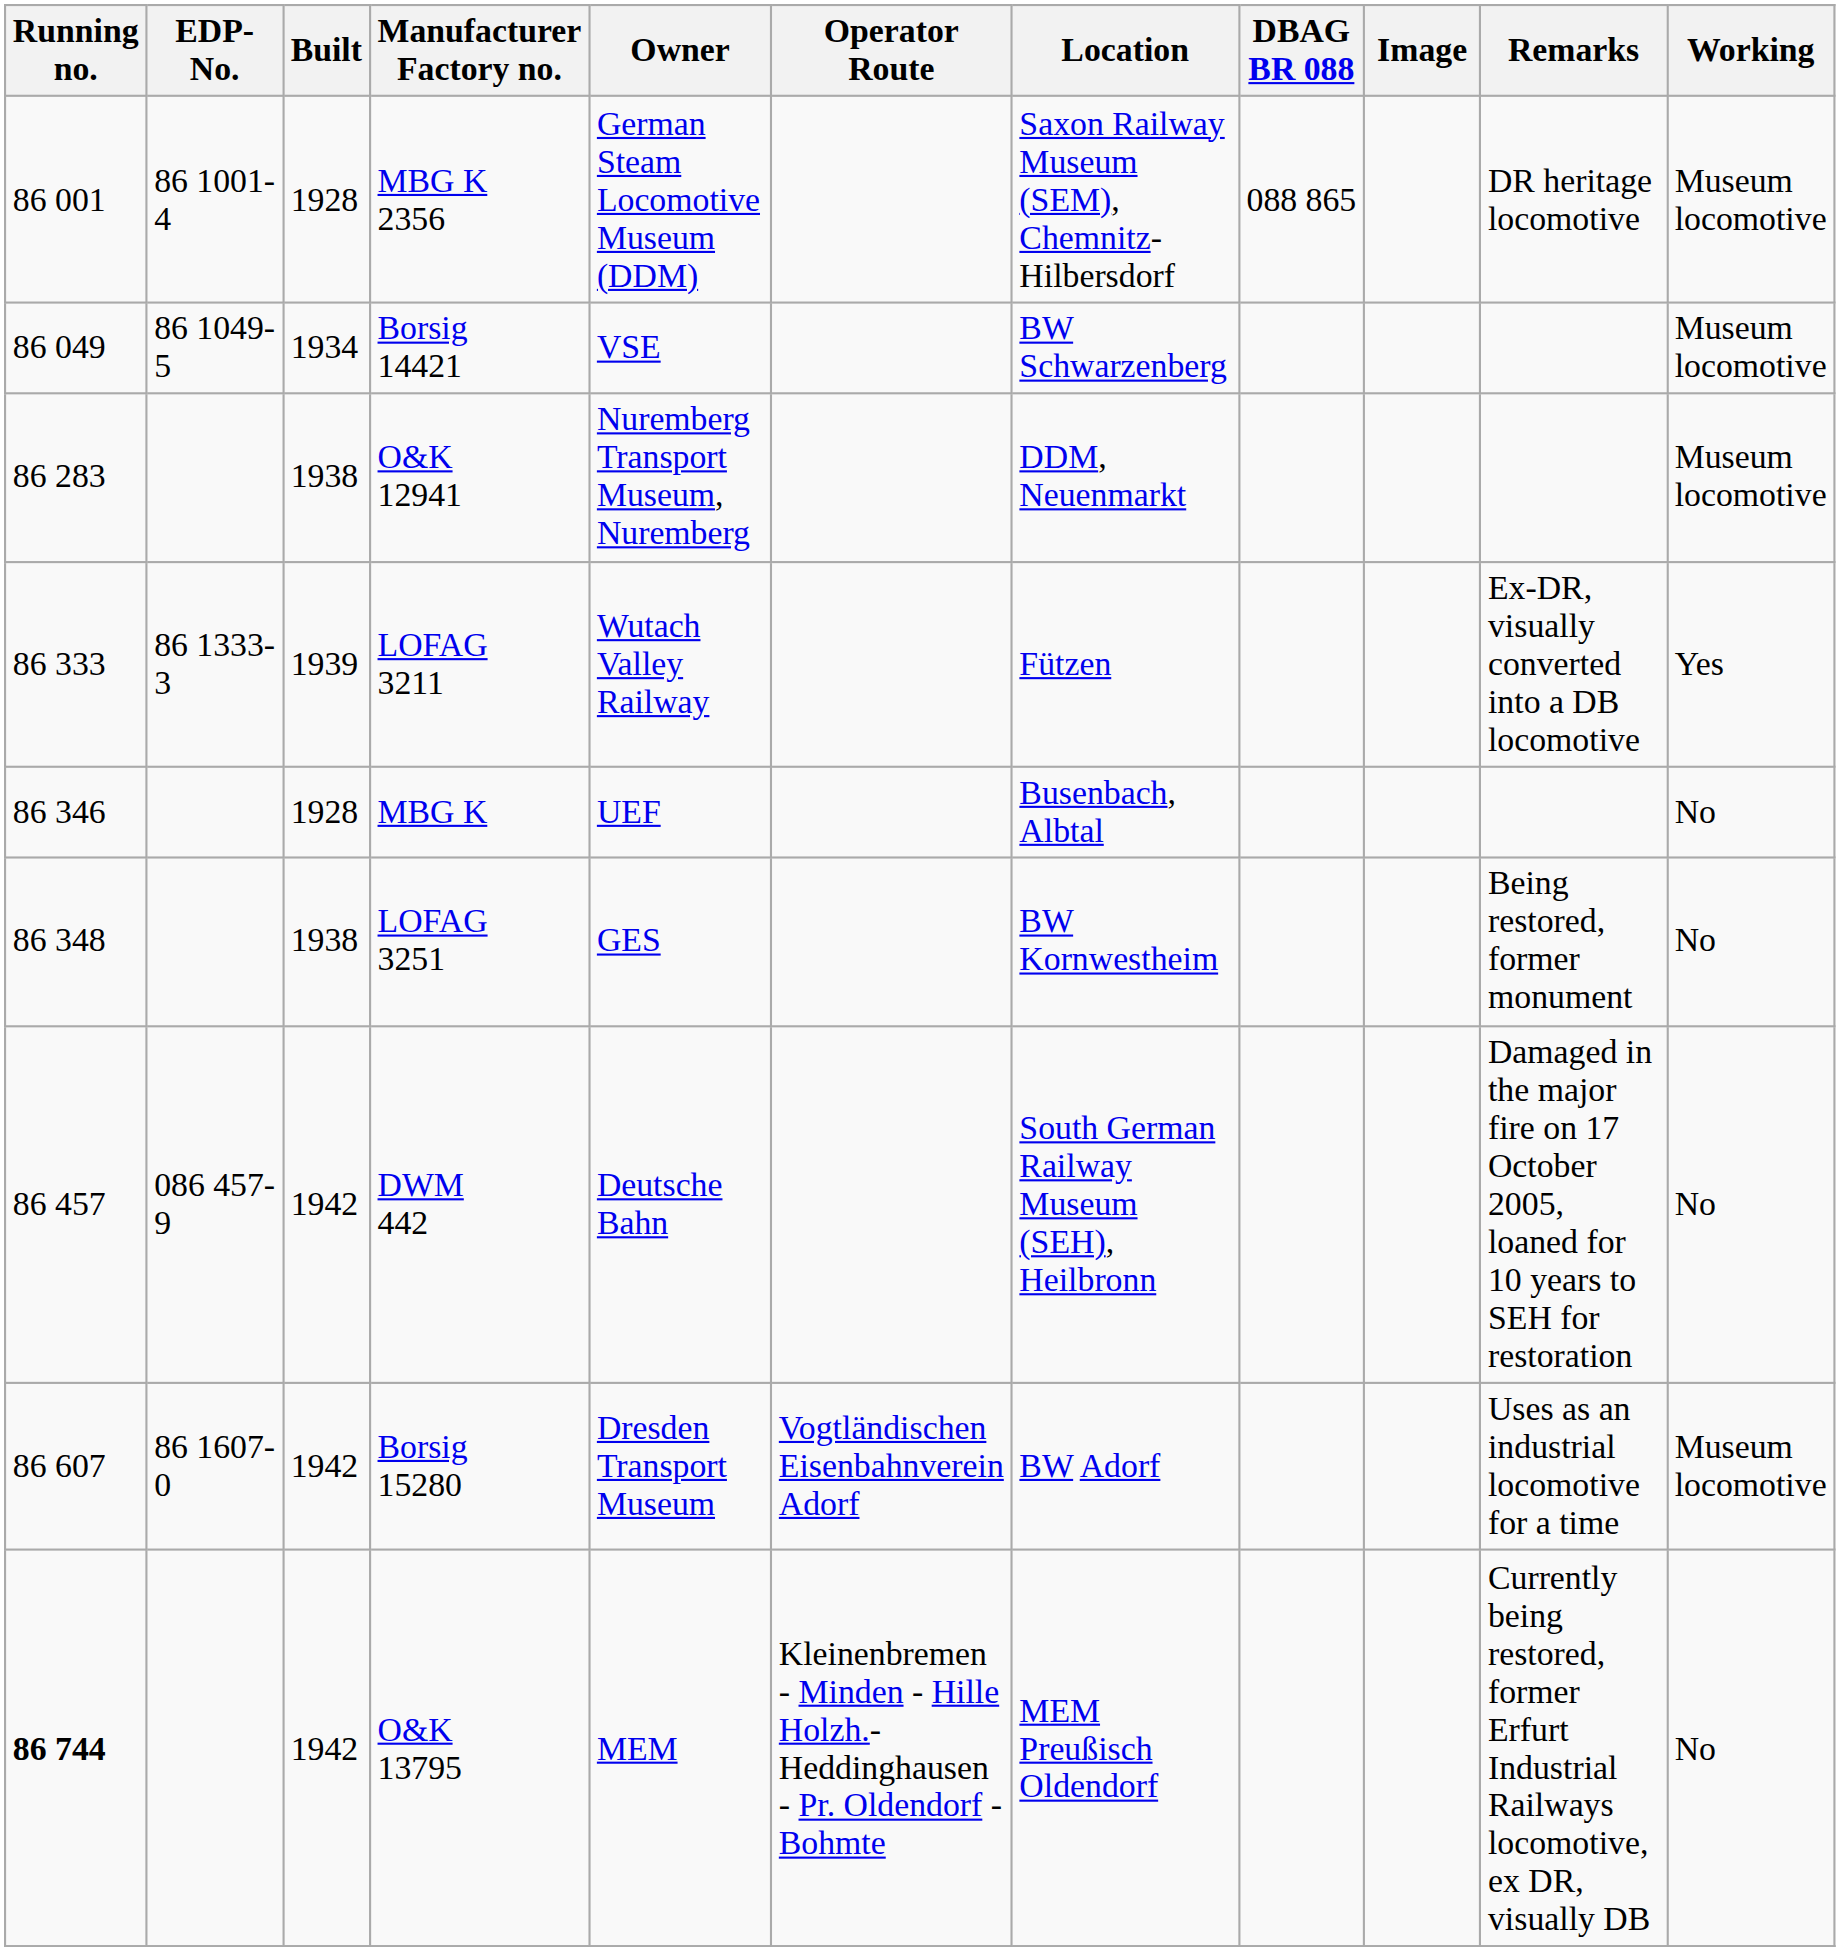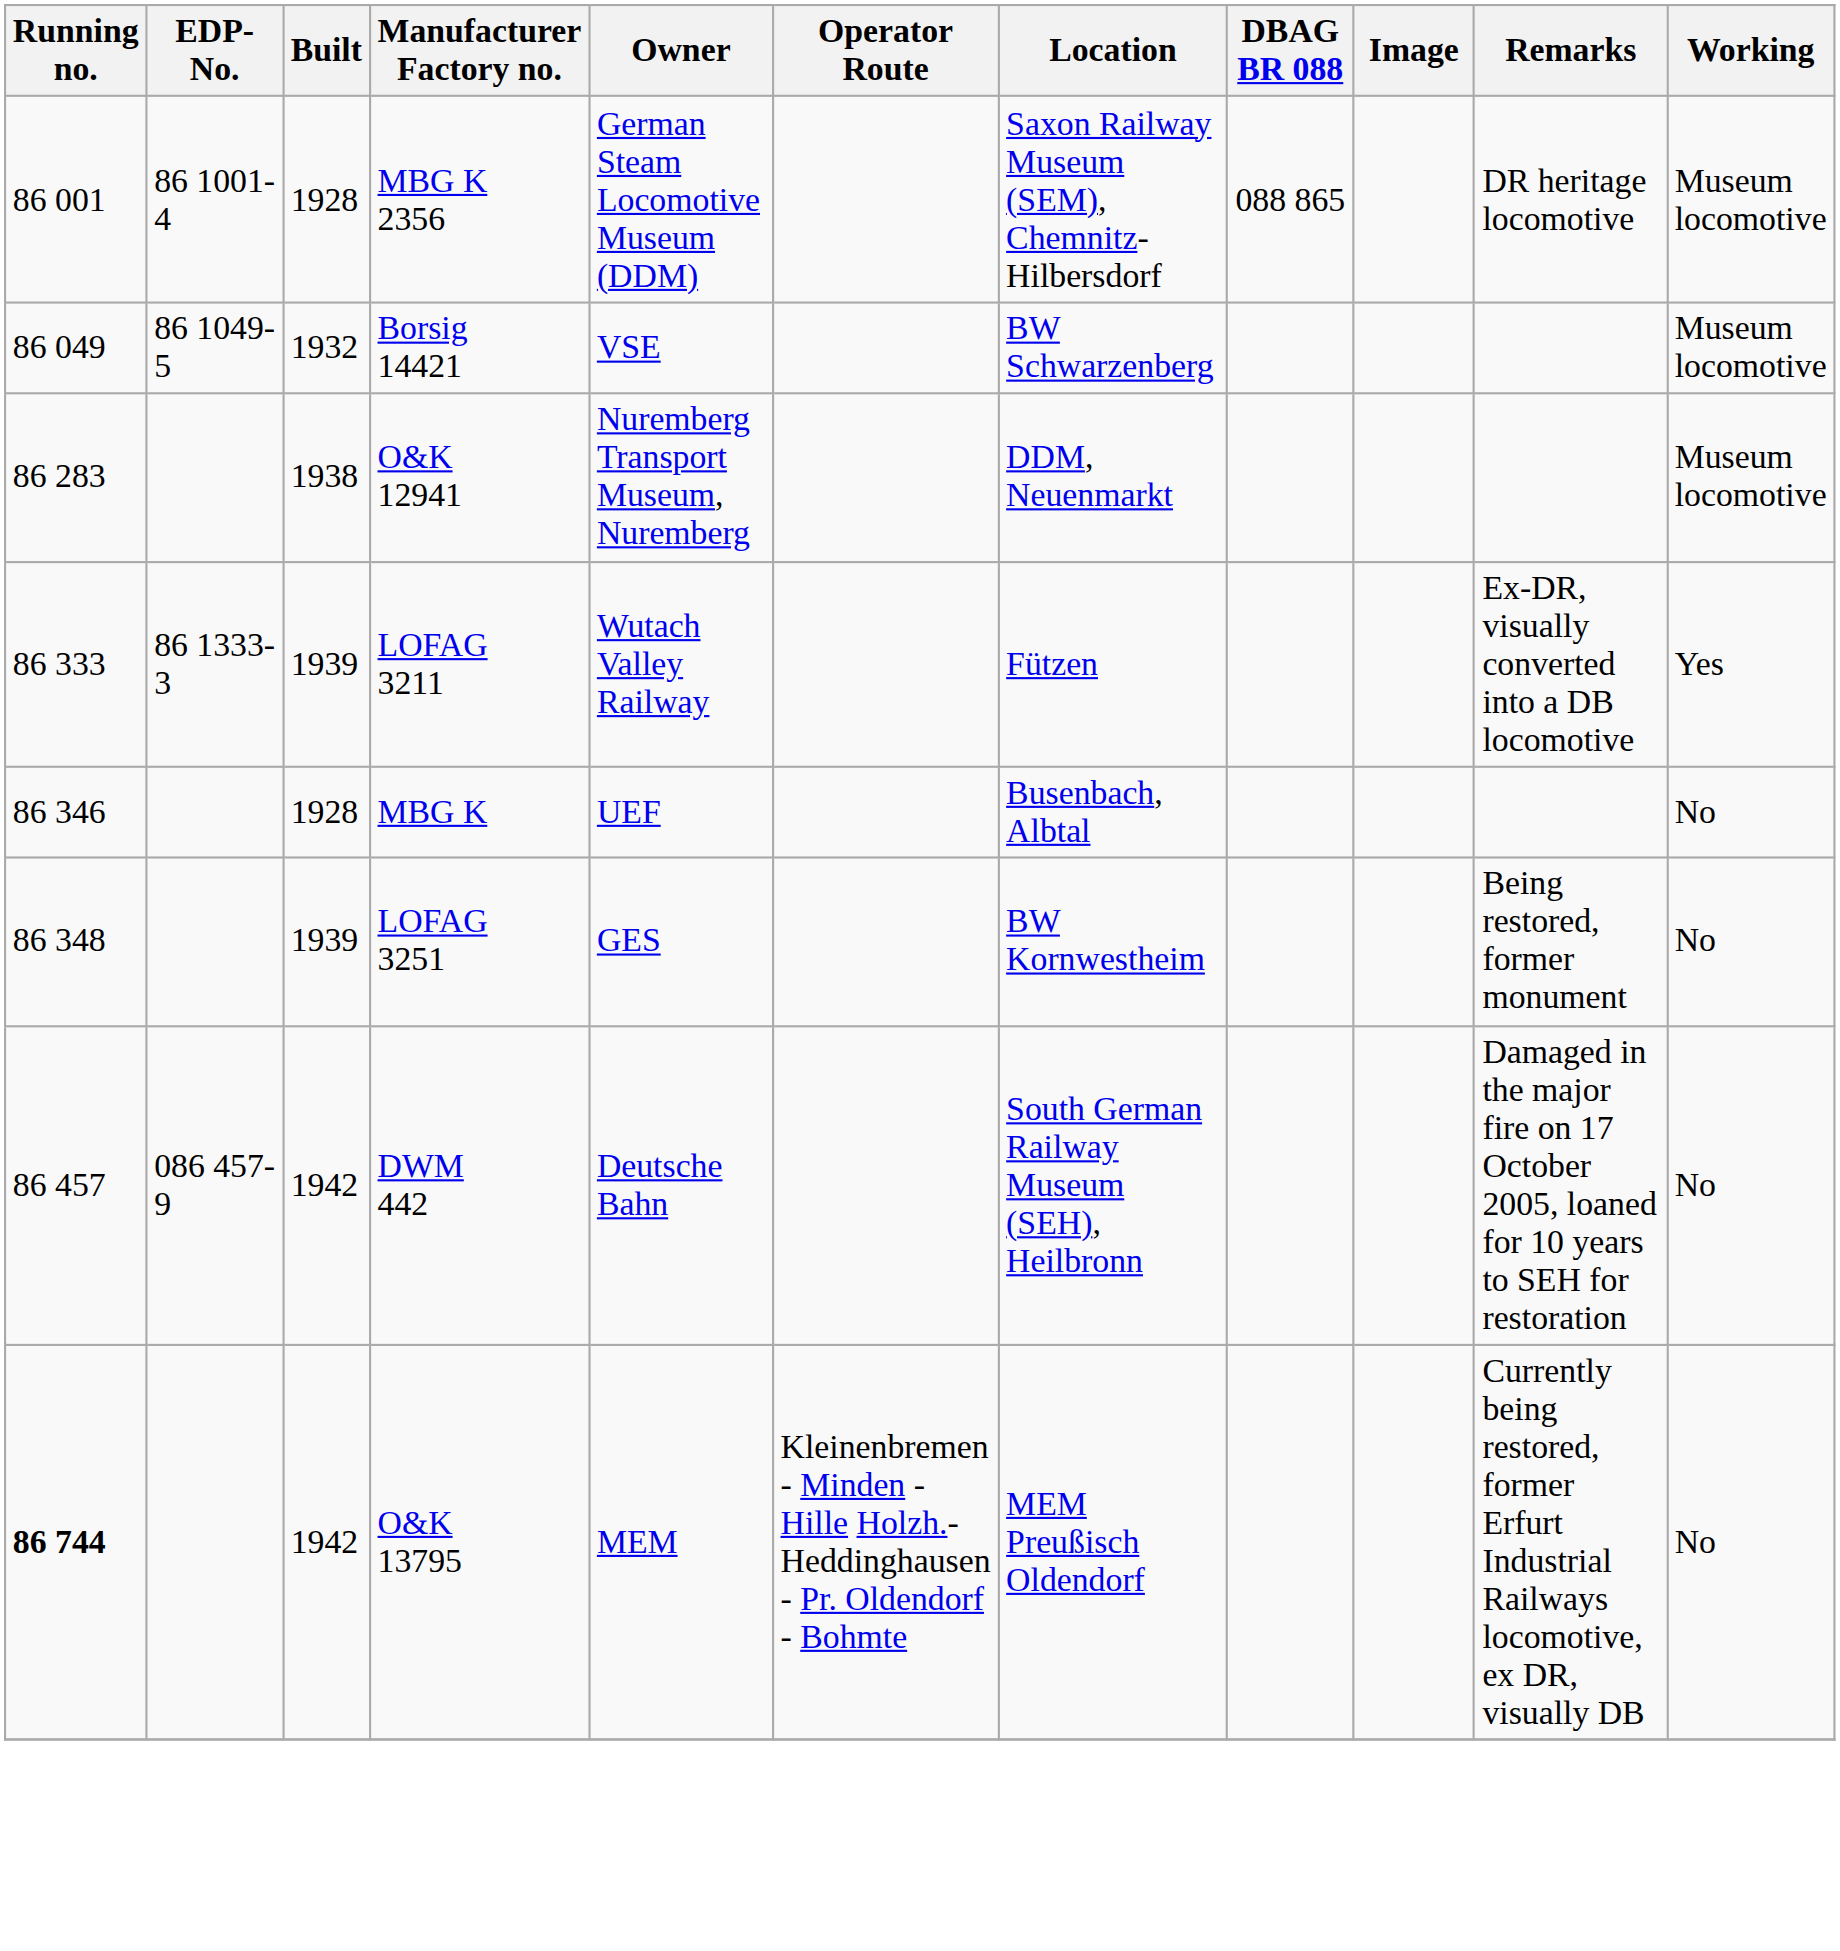(324, 347) 1934 -> (324, 347) 1932
(324, 941) 1938 -> (324, 941) 1939
- row: (423, 1466)
